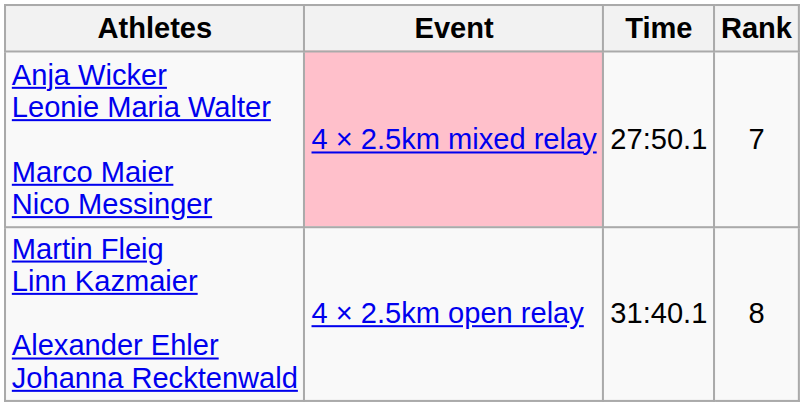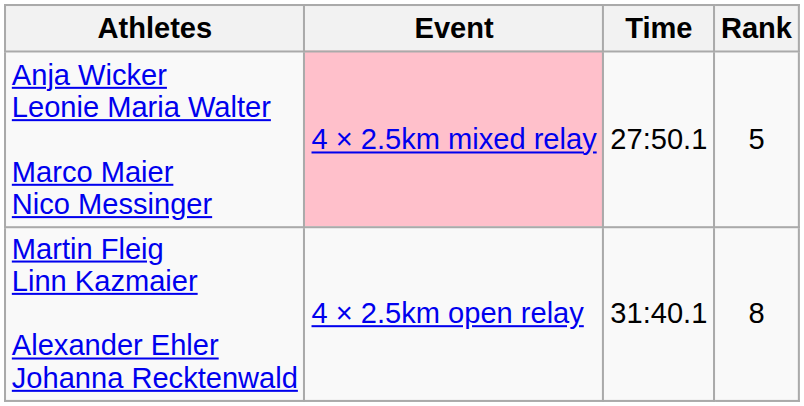(756, 139) 7 -> (756, 139) 5
